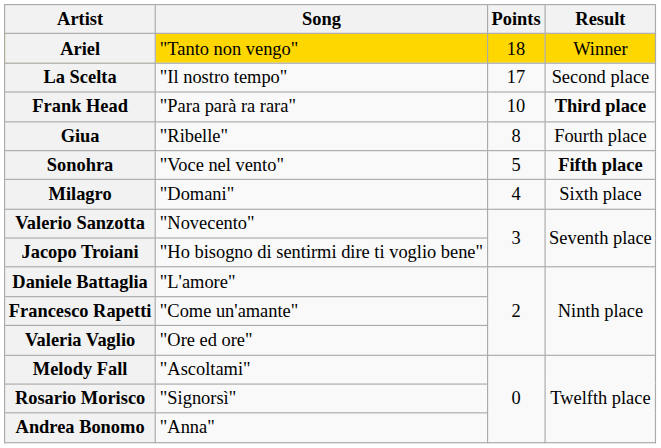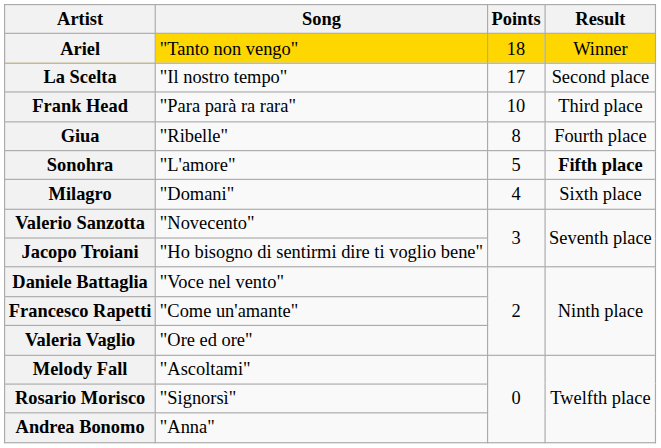(600, 106) bold -> (600, 106) normal
(222, 164) "Voce nel vento" -> (198, 164) "L'amore"
(198, 281) "L'amore" -> (222, 281) "Voce nel vento"
